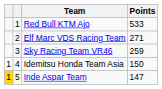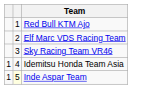- column: (142, 11)
(9, 77) gold background -> (9, 77) no background
